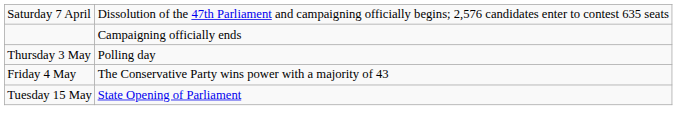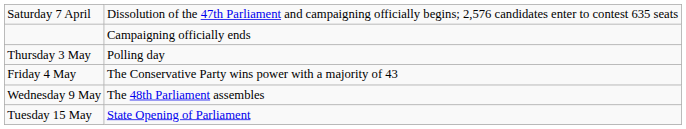+ row: (54, 94)
